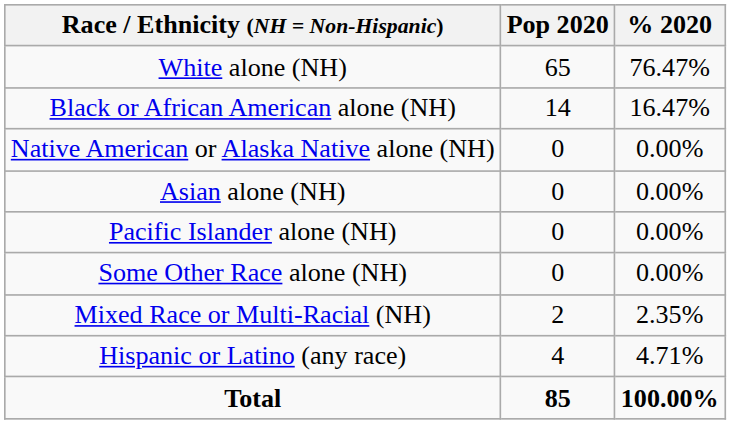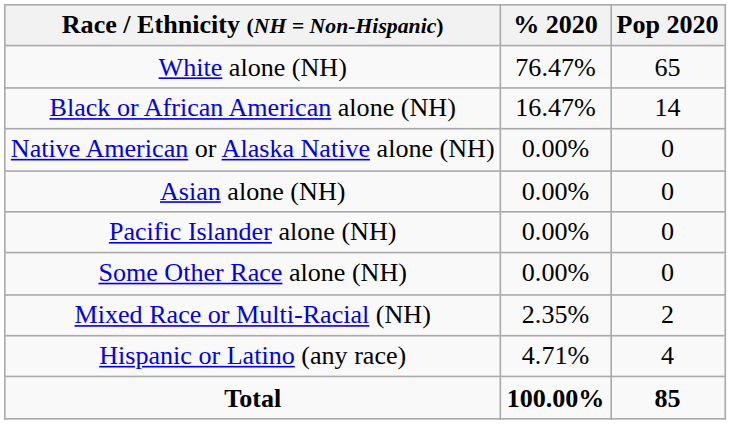columns swapped: (558, 25) <-> (670, 25)
